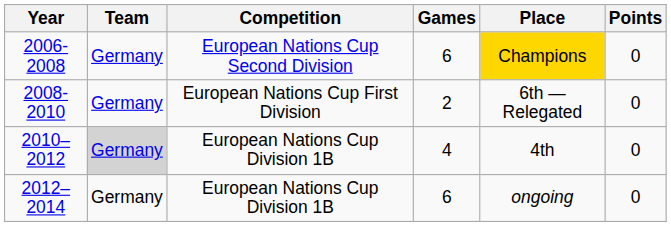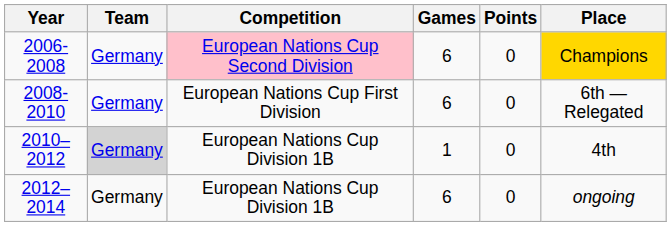columns swapped: (635, 18) <-> (542, 18)
(290, 55) no background -> (290, 55) pink background
(447, 103) 2 -> (447, 103) 6
(447, 150) 4 -> (447, 150) 1
